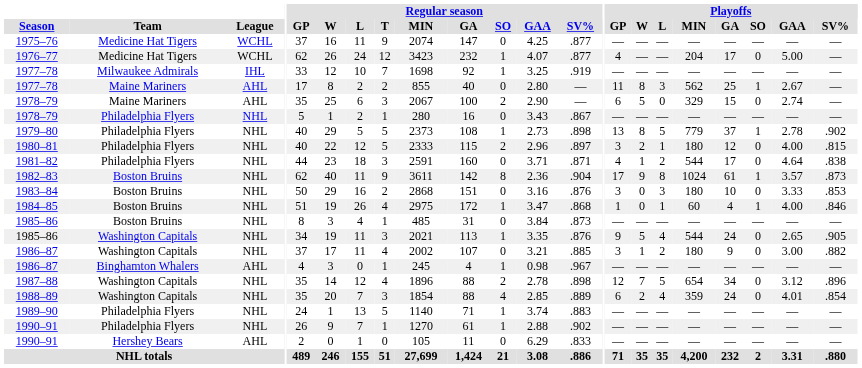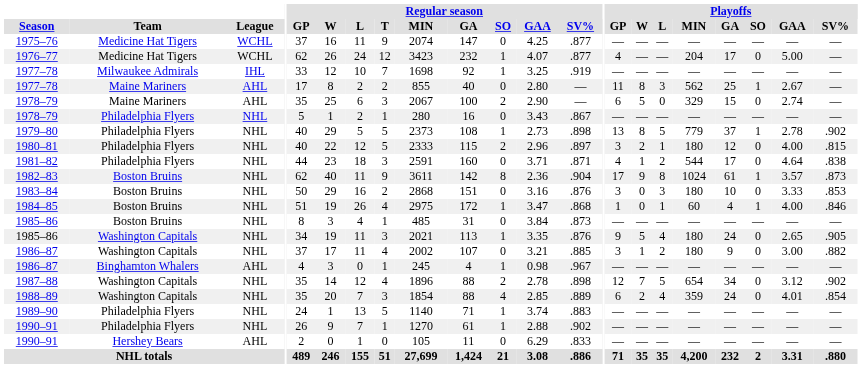(694, 236) 544 -> (694, 236) 180
(835, 281) .896 -> (835, 281) .902
